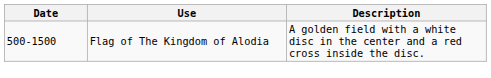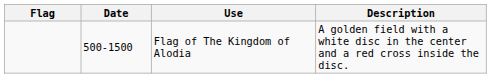+ column: (43, 13)
